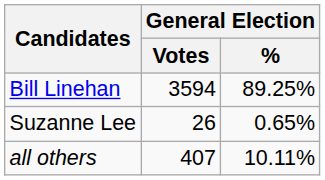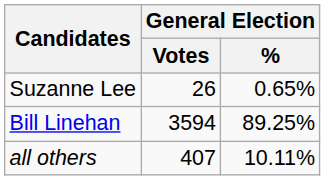rows swapped: (65, 89) <-> (73, 123)
